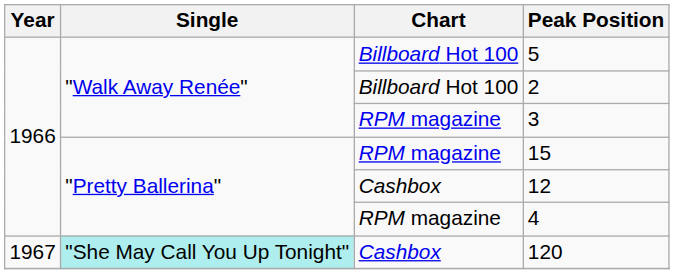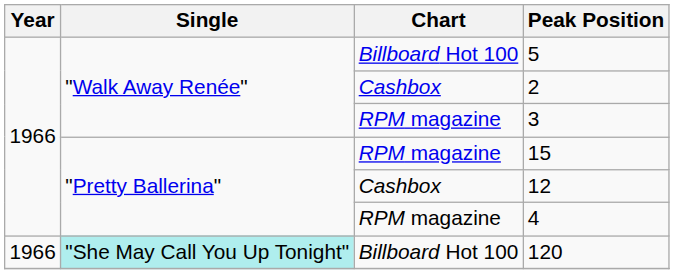(438, 86) Billboard Hot 100 -> (400, 86) Cashbox
(33, 251) 1967 -> (33, 251) 1966
(400, 251) Cashbox -> (438, 251) Billboard Hot 100
